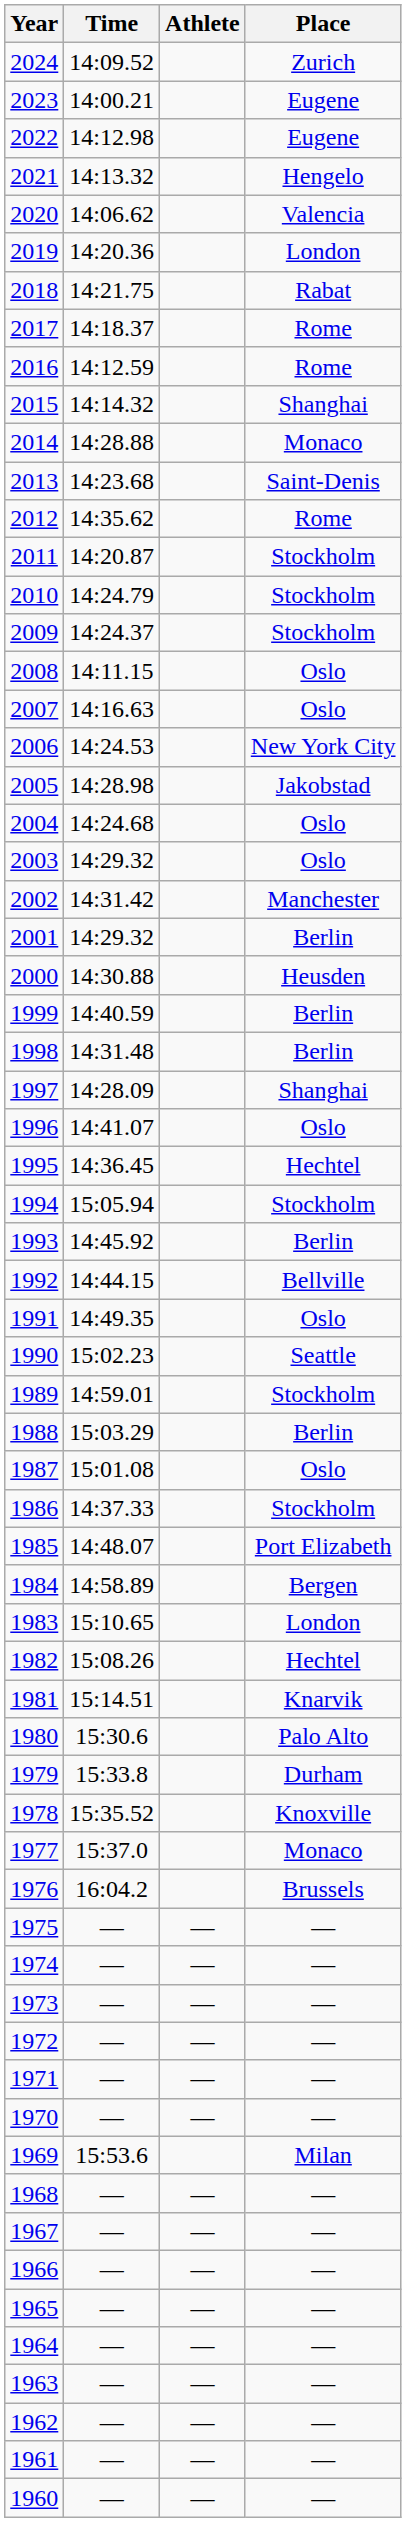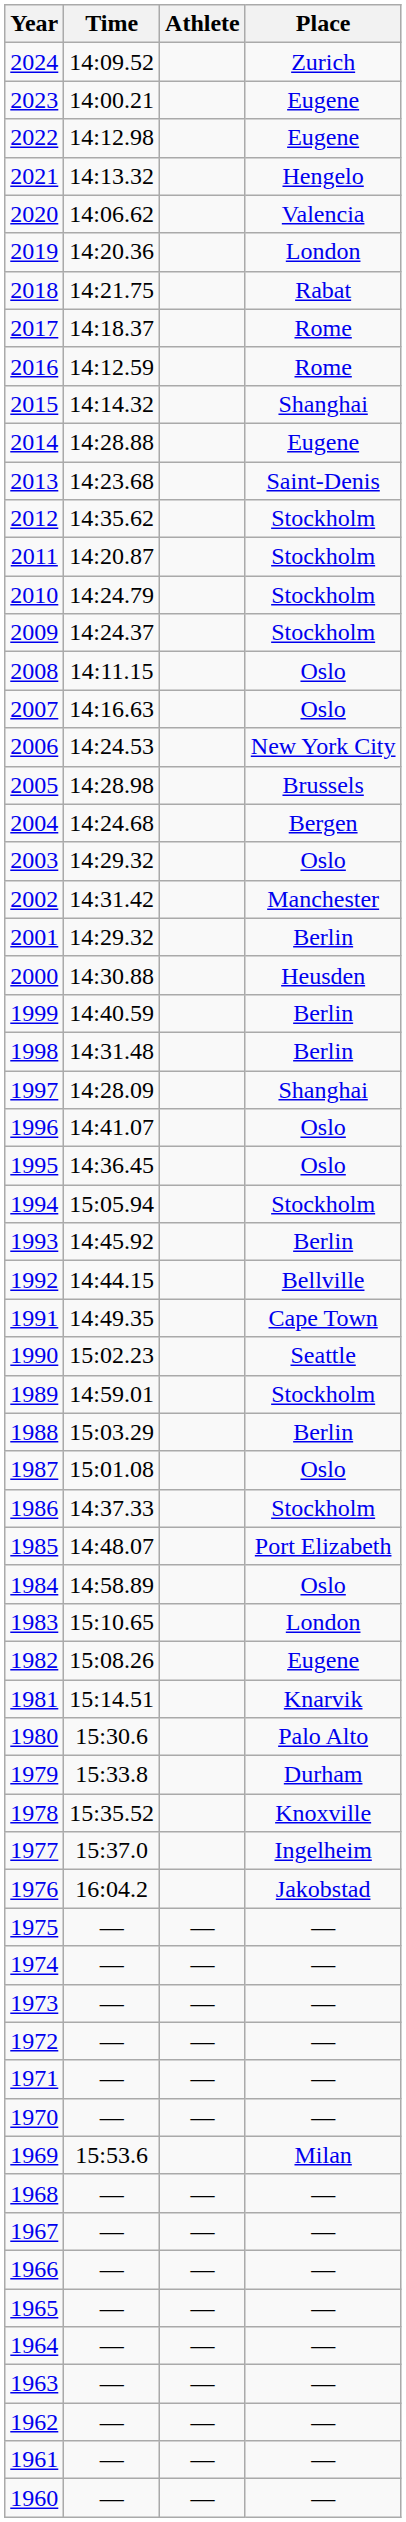(323, 442) Monaco -> (323, 442) Eugene
(323, 518) Rome -> (323, 518) Stockholm
(323, 784) Jakobstad -> (323, 784) Brussels
(323, 822) Oslo -> (323, 822) Bergen
(323, 1165) Hechtel -> (323, 1165) Oslo
(323, 1317) Oslo -> (323, 1317) Cape Town
(323, 1584) Bergen -> (323, 1584) Oslo
(323, 1660) Hechtel -> (323, 1660) Eugene
(323, 1850) Monaco -> (323, 1850) Ingelheim
(323, 1888) Brussels -> (323, 1888) Jakobstad
